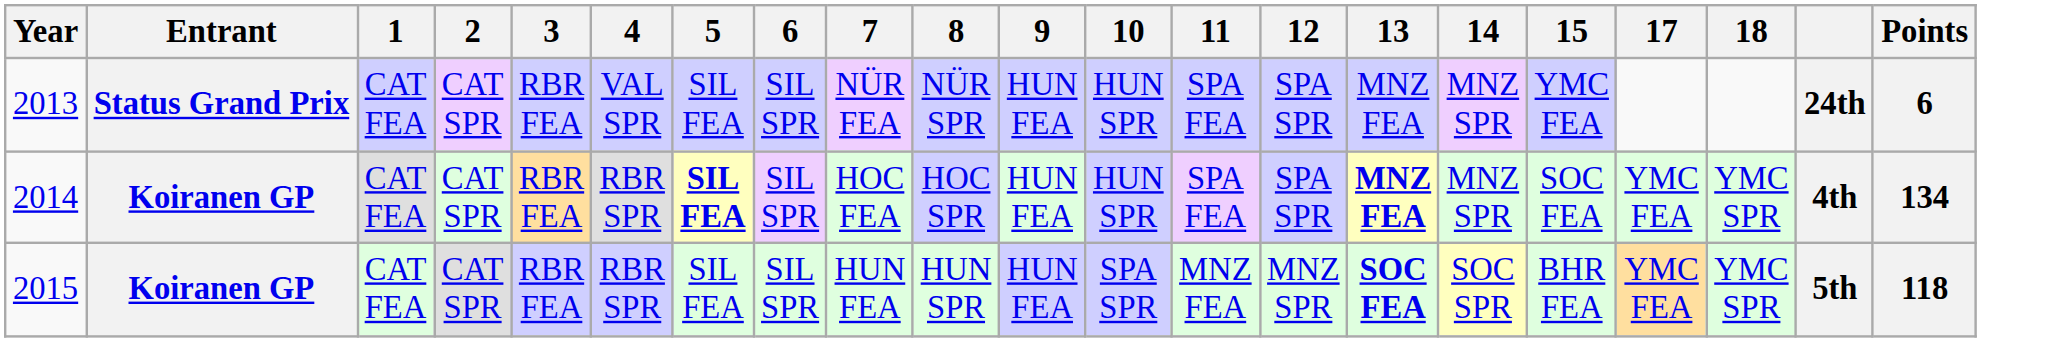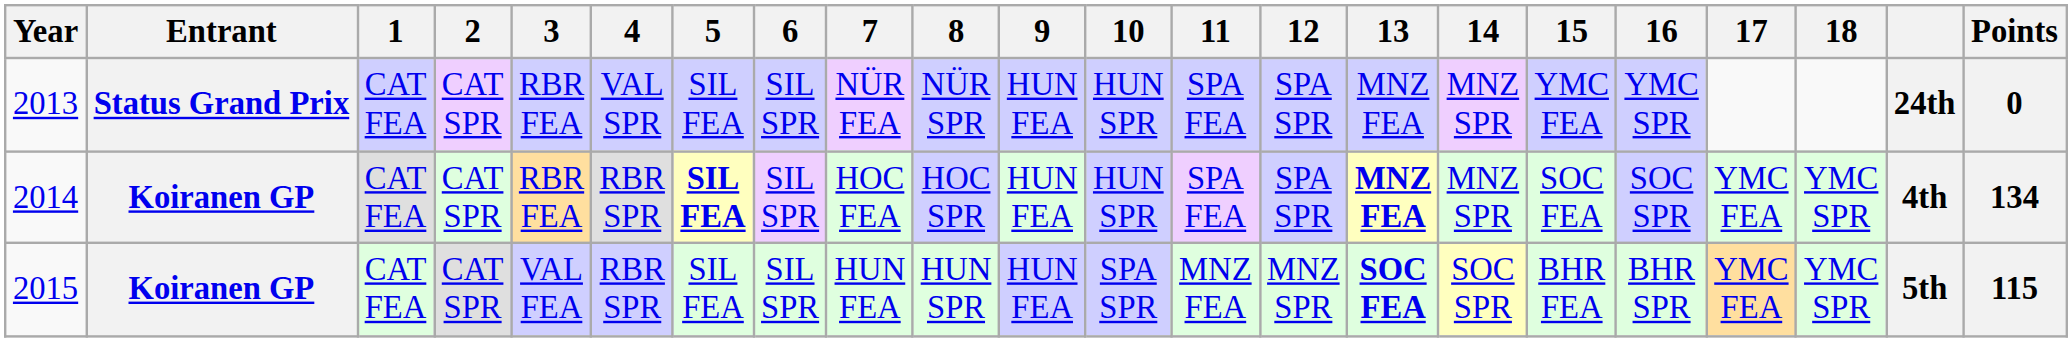+ column: (1662, 31)
(1925, 104) 6 -> (2014, 104) 0
(552, 288) RBR FEA -> (552, 288) VAL FEA
(1925, 288) 118 -> (2014, 288) 115
